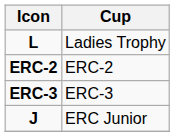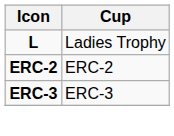- row: (33, 118)
